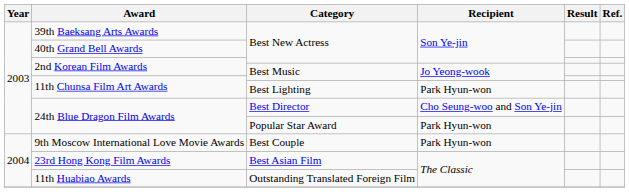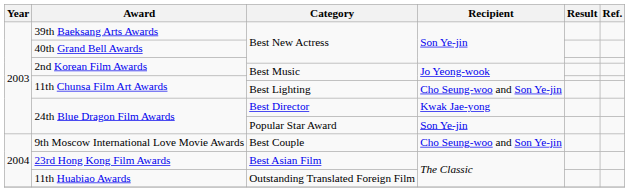(456, 89) Park Hyun-won -> (491, 89) Cho Seung-woo and Son Ye-jin
(491, 107) Cho Seung-woo and Son Ye-jin -> (455, 107) Kwak Jae-yong
(456, 125) Park Hyun-won -> (444, 125) Son Ye-jin
(456, 142) Park Hyun-won -> (491, 142) Cho Seung-woo and Son Ye-jin
